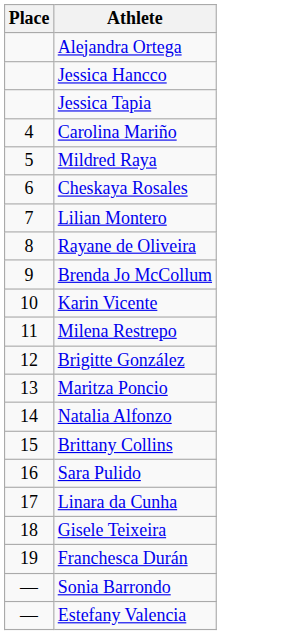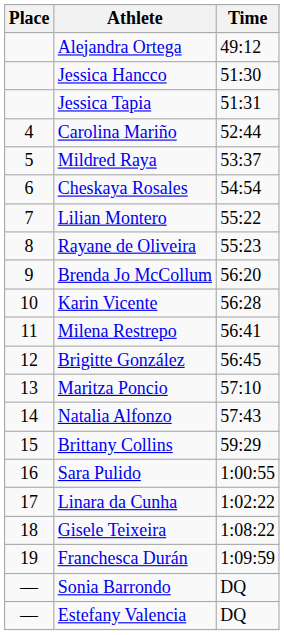+ column: (248, 18)
